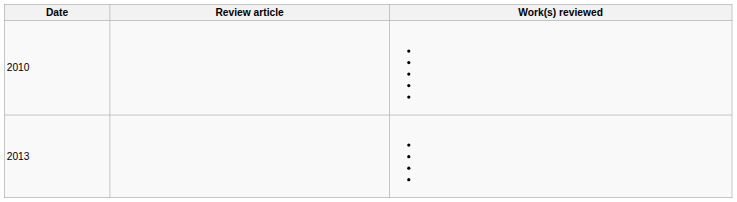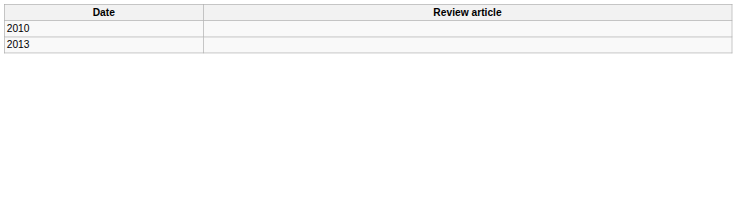- column: (561, 12)
